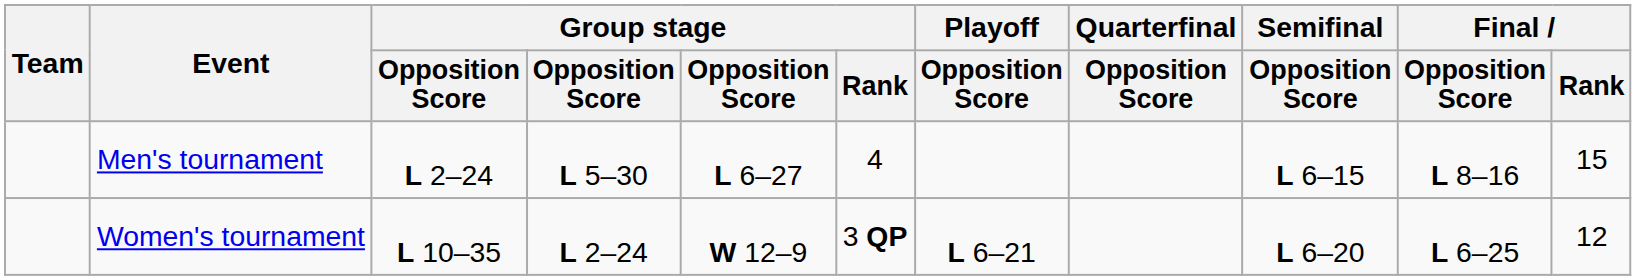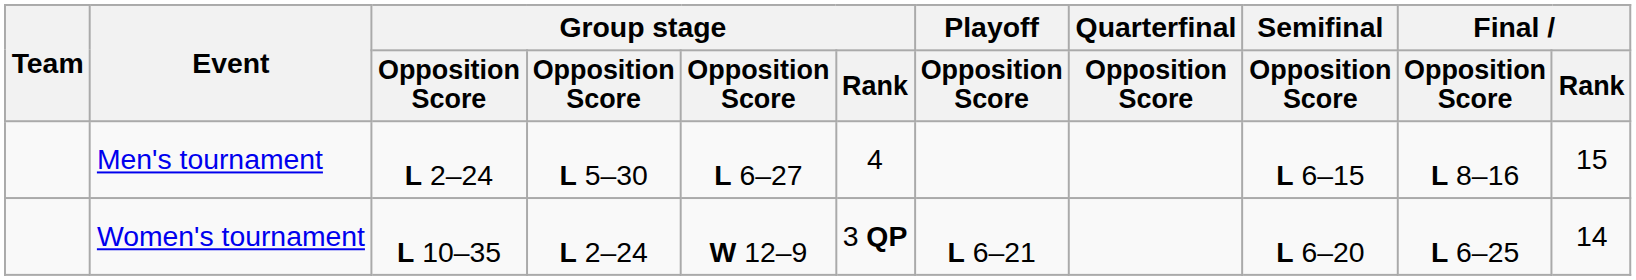(1592, 237) 12 -> (1592, 237) 14
